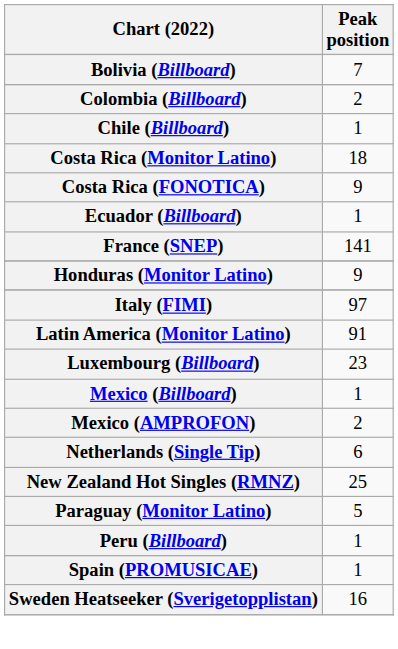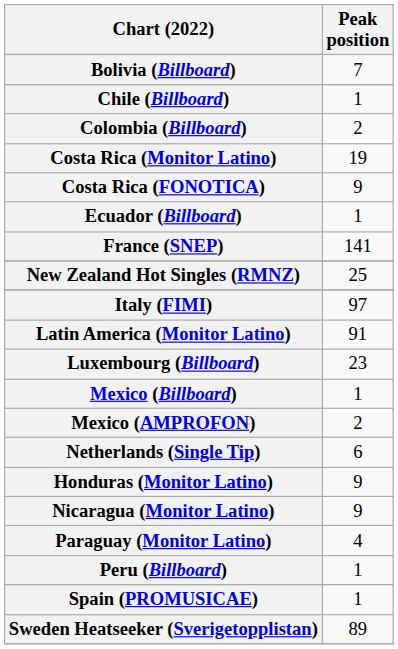rows swapped: (163, 128) <-> (163, 98)
(358, 157) 18 -> (358, 157) 19
rows swapped: (163, 275) <-> (163, 481)
+ row: (163, 511)
(358, 511) 5 -> (358, 540) 4
(358, 599) 16 -> (358, 628) 89
